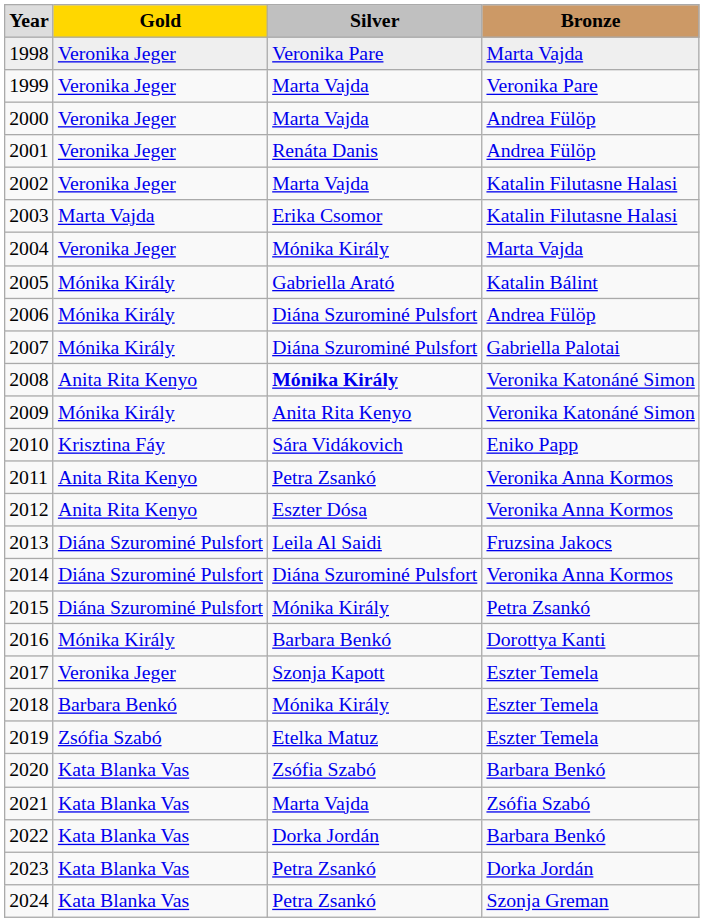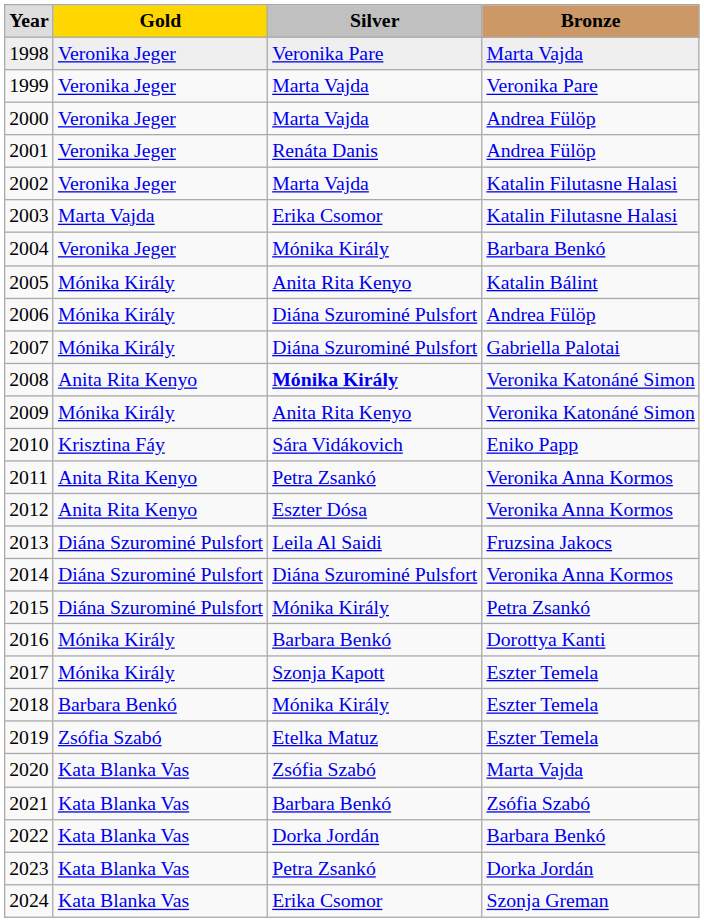(535, 249) Marta Vajda -> (546, 249) Barbara Benkó
(333, 281) Gabriella Arató -> (342, 281) Anita Rita Kenyo
(117, 672) Veronika Jeger -> (116, 672) Mónika Király
(546, 770) Barbara Benkó -> (535, 770) Marta Vajda
(321, 802) Marta Vajda -> (332, 802) Barbara Benkó
(324, 900) Petra Zsankó -> (327, 900) Erika Csomor
